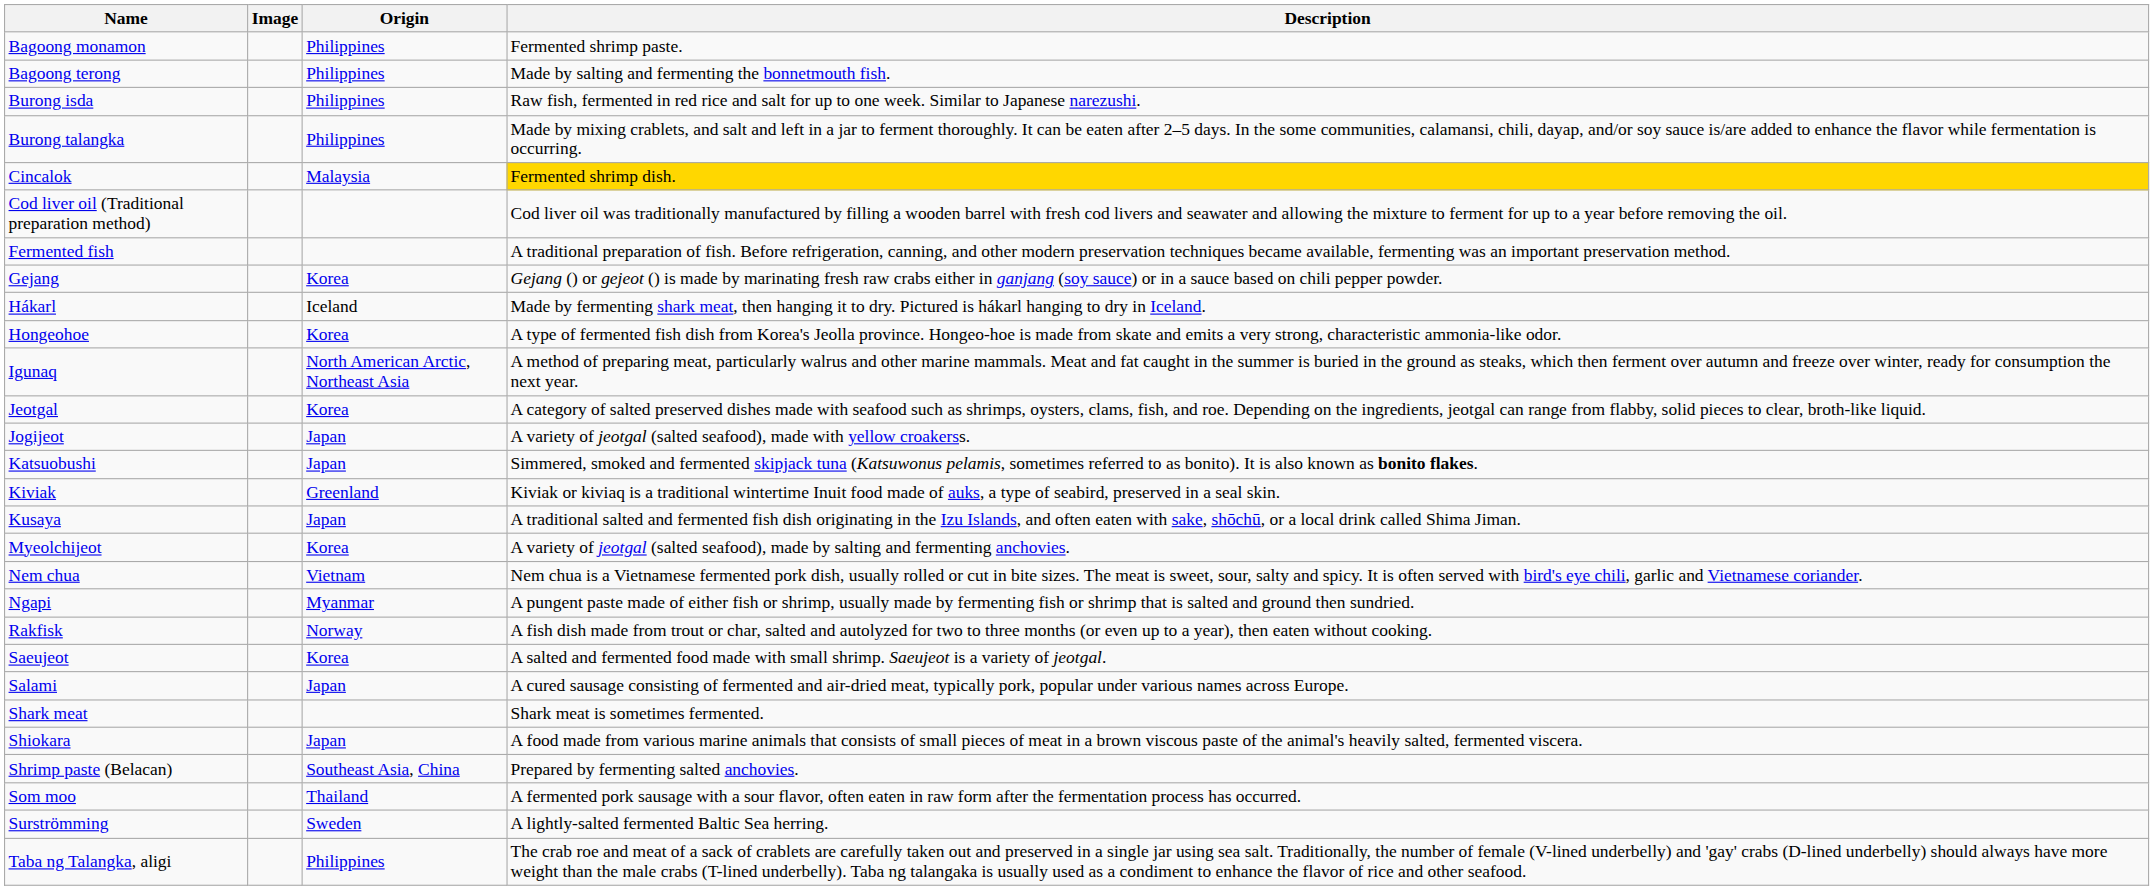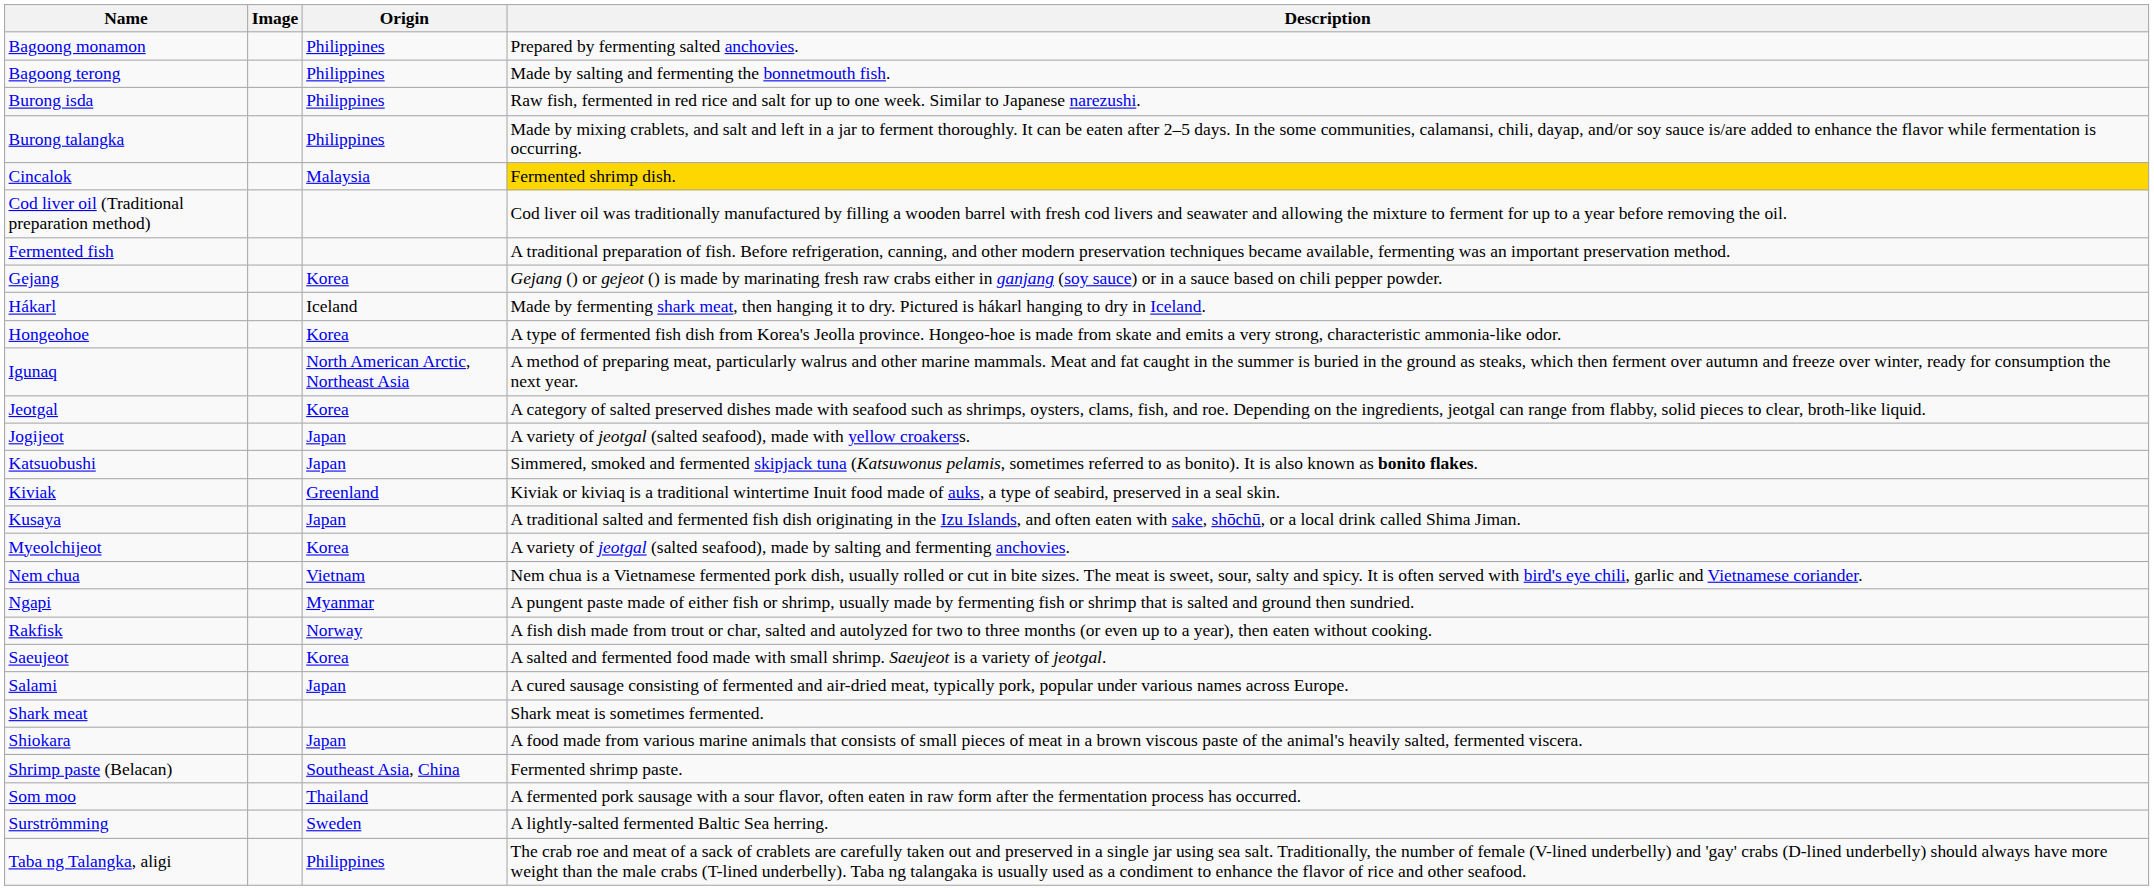(597, 45) Fermented shrimp paste. -> (655, 45) Prepared by fermenting salted anchovies.
(655, 768) Prepared by fermenting salted anchovies. -> (597, 768) Fermented shrimp paste.
